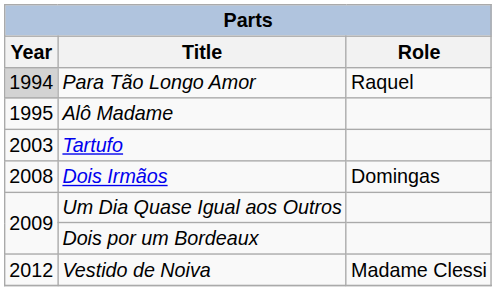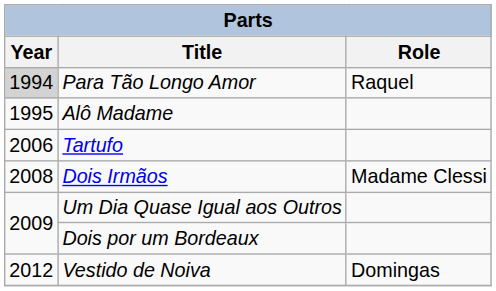(31, 145) 2003 -> (31, 145) 2006
(395, 176) Domingas -> (419, 176) Madame Clessi
(419, 270) Madame Clessi -> (395, 270) Domingas
